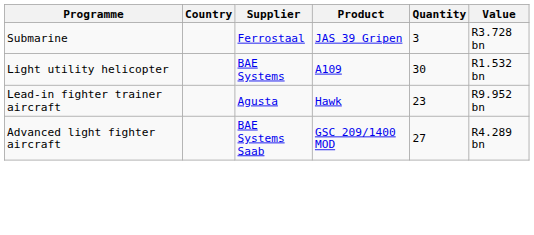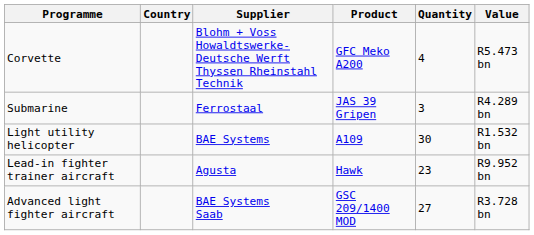+ row: (34, 58)
(492, 38) R3.728 bn -> (497, 108) R4.289 bn
(492, 138) R4.289 bn -> (497, 208) R3.728 bn
